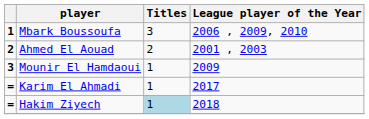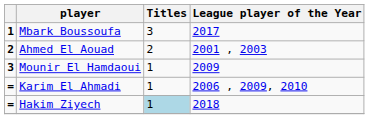(250, 32) 2006 , 2009, 2010 -> (206, 32) 2017
(206, 86) 2017 -> (250, 86) 2006 , 2009, 2010
